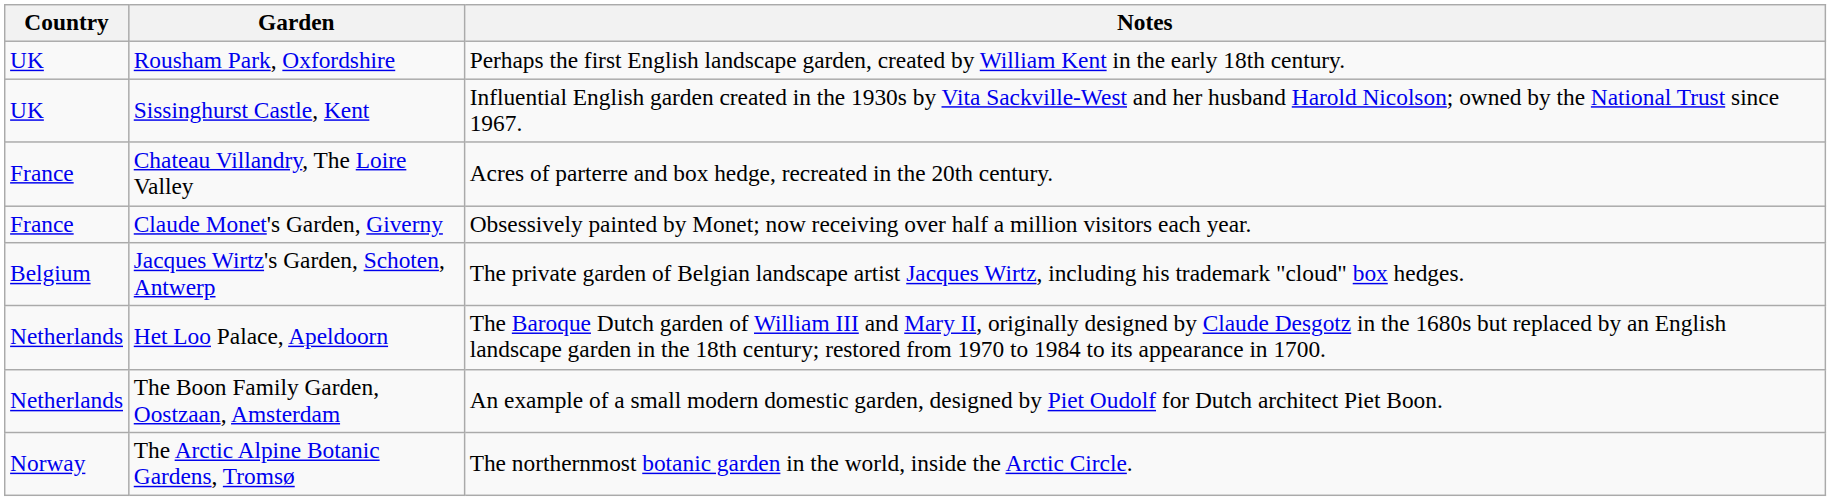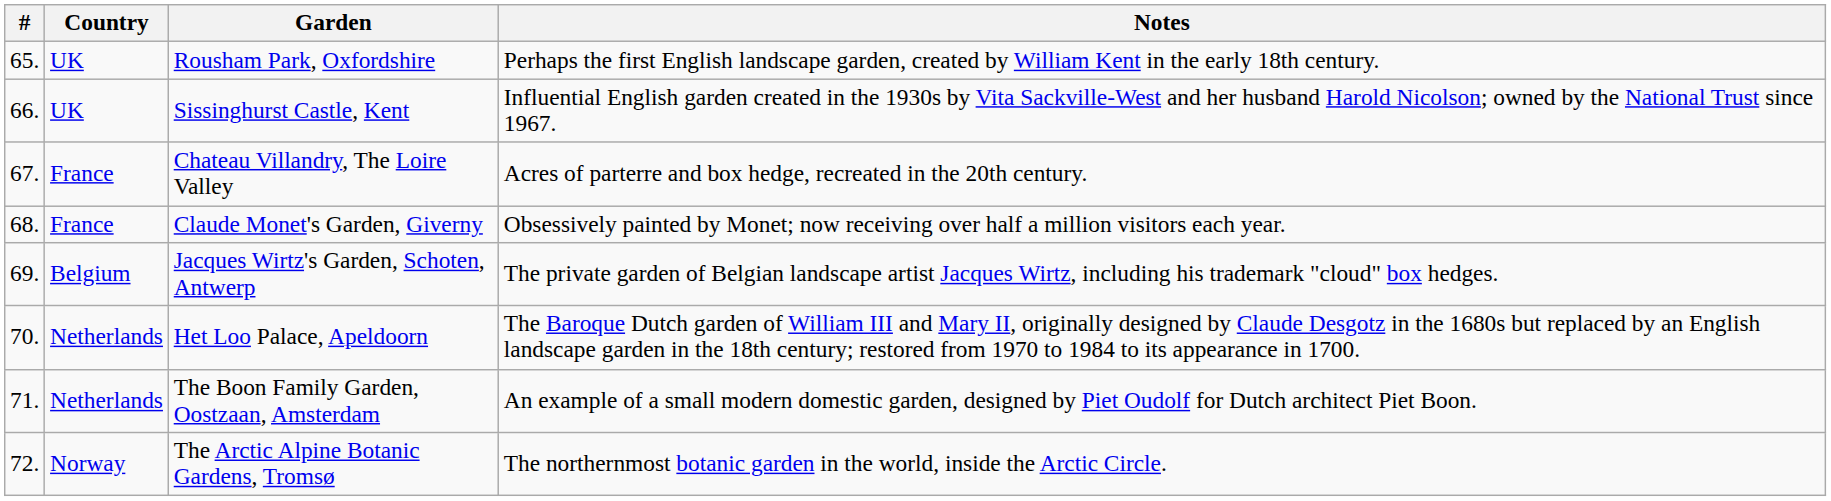+ column: (25, 23)
